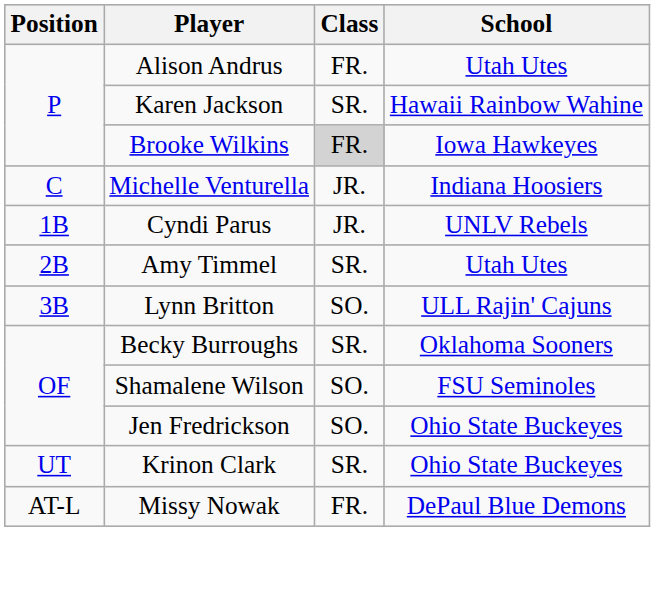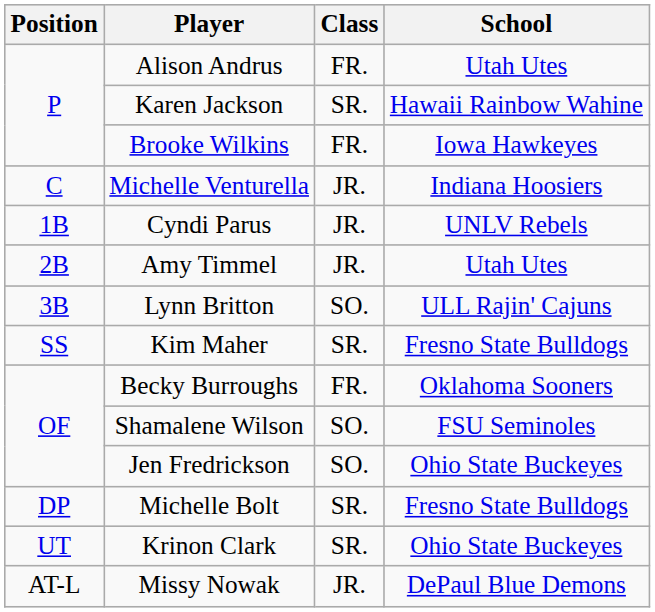(349, 144) lightgrey background -> (349, 144) no background
(349, 265) SR. -> (349, 265) JR.
+ row: (209, 345)
(349, 345) SR. -> (349, 385) FR.
+ row: (209, 505)
(349, 505) FR. -> (349, 585) JR.
